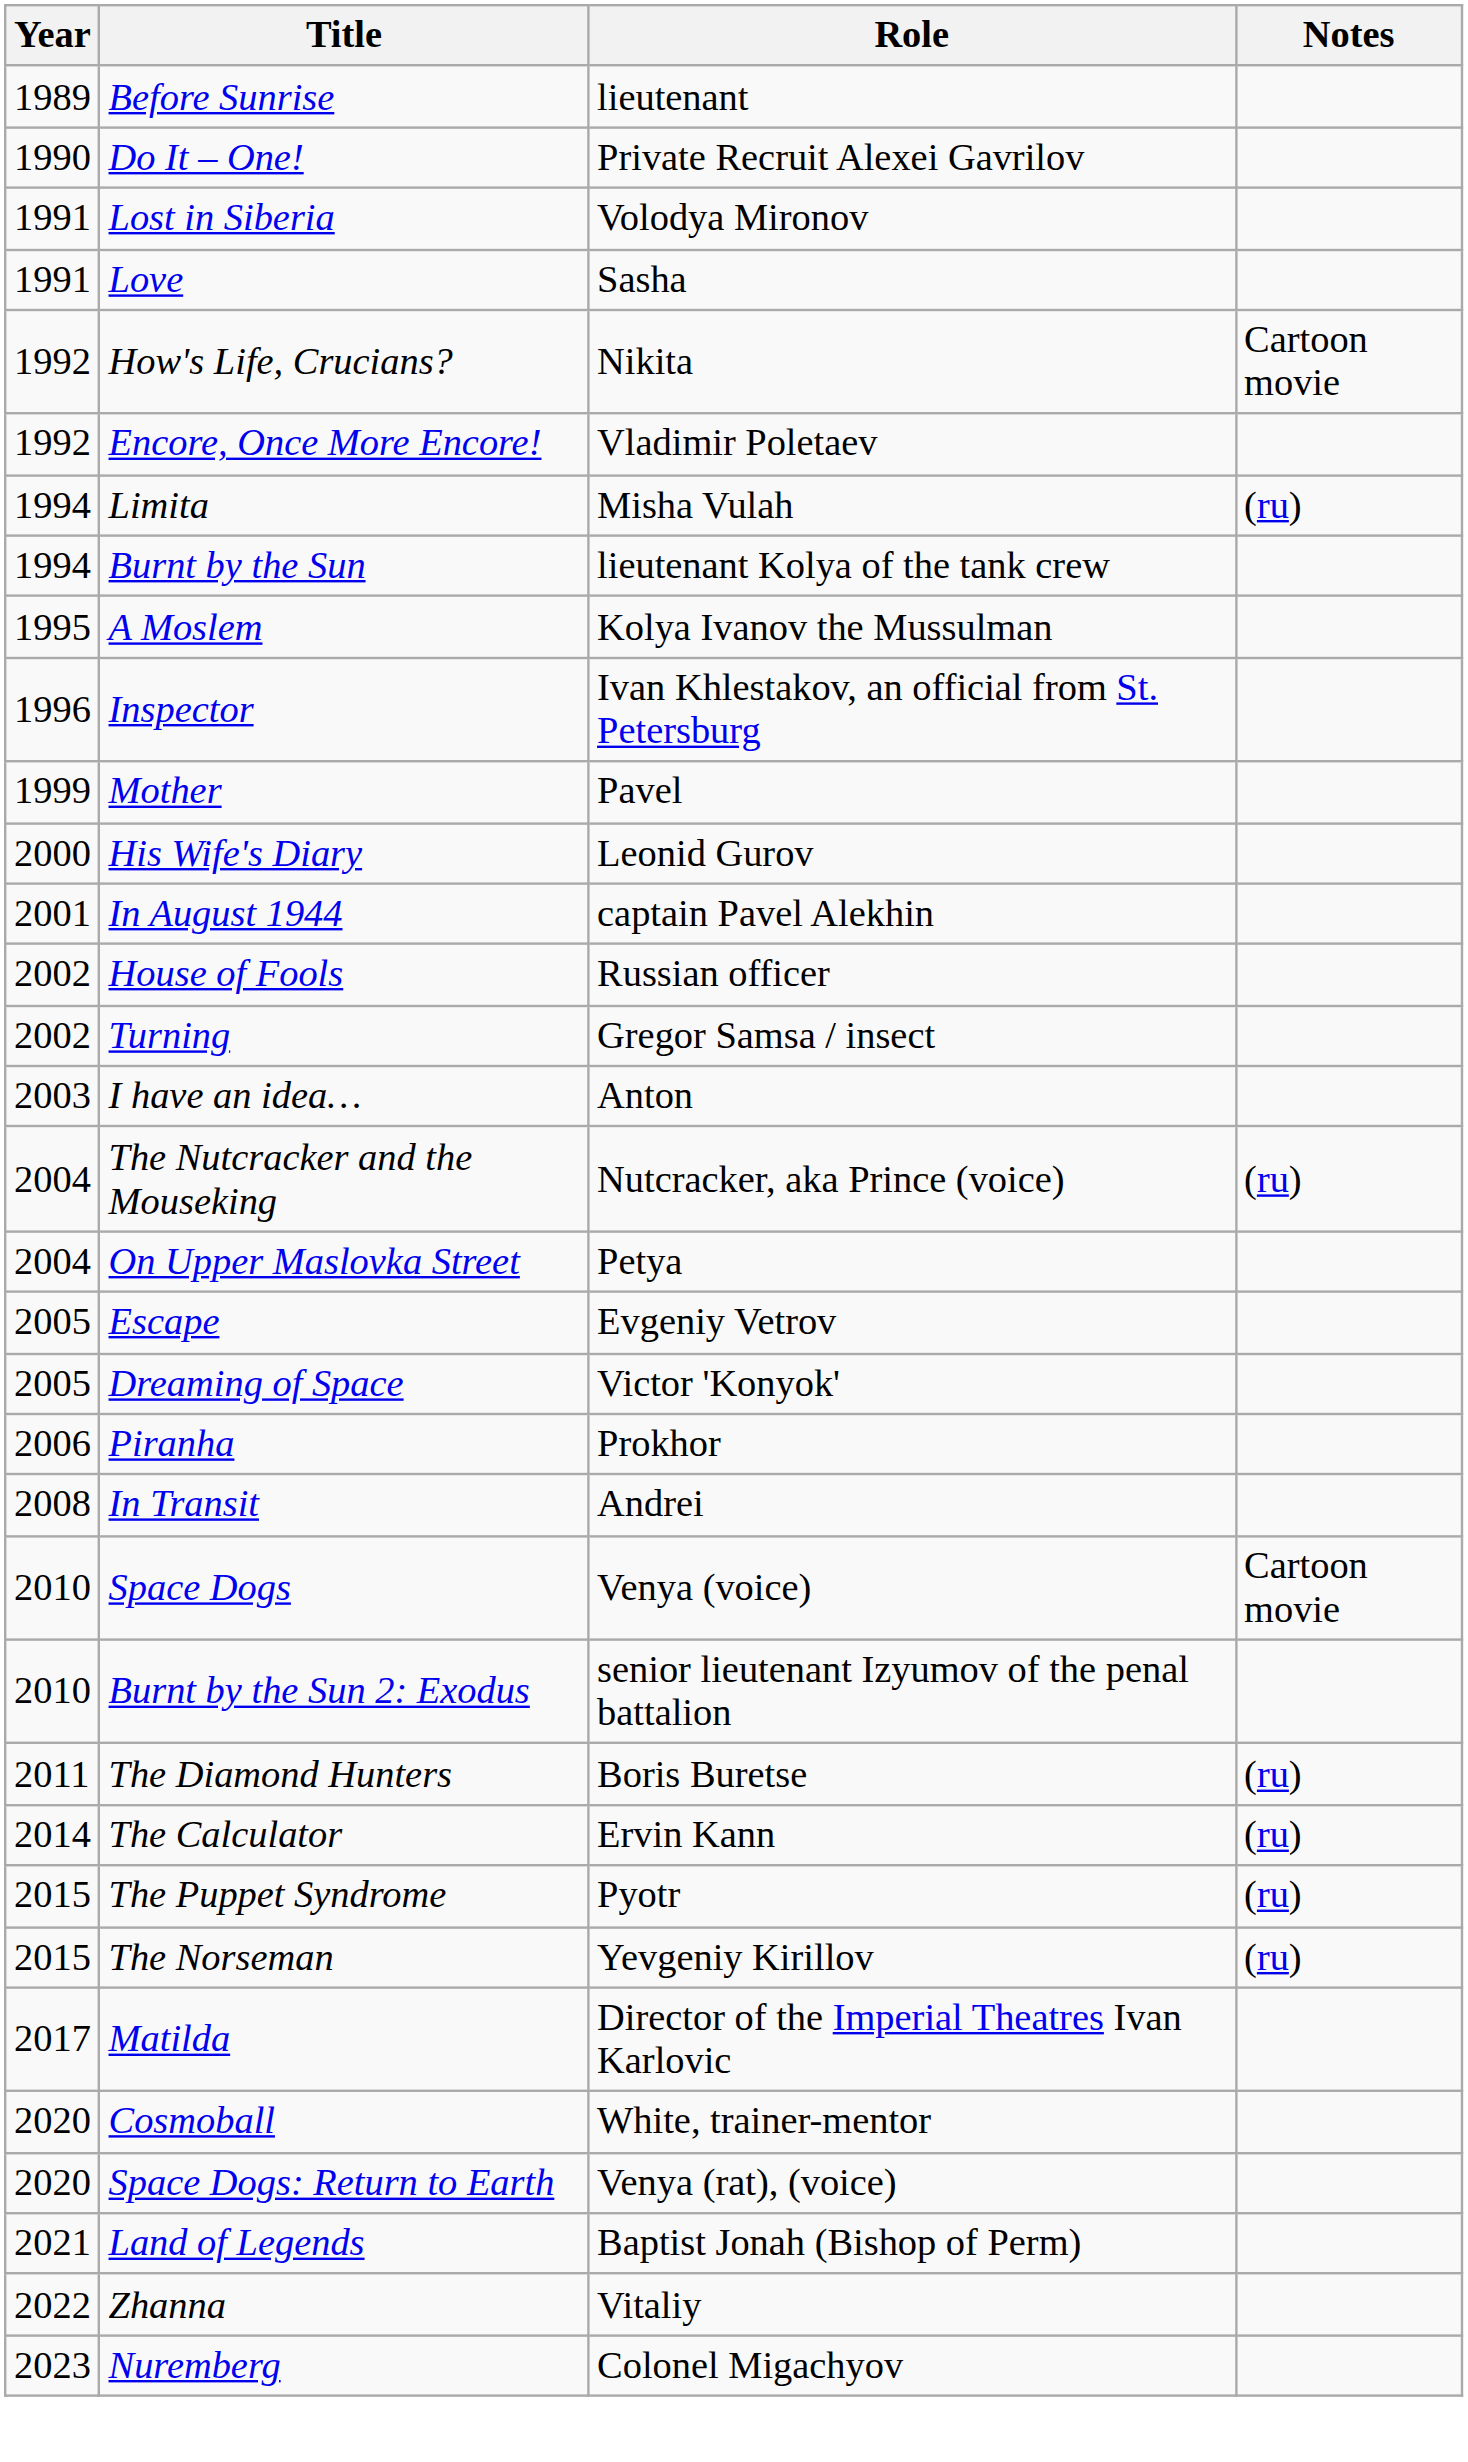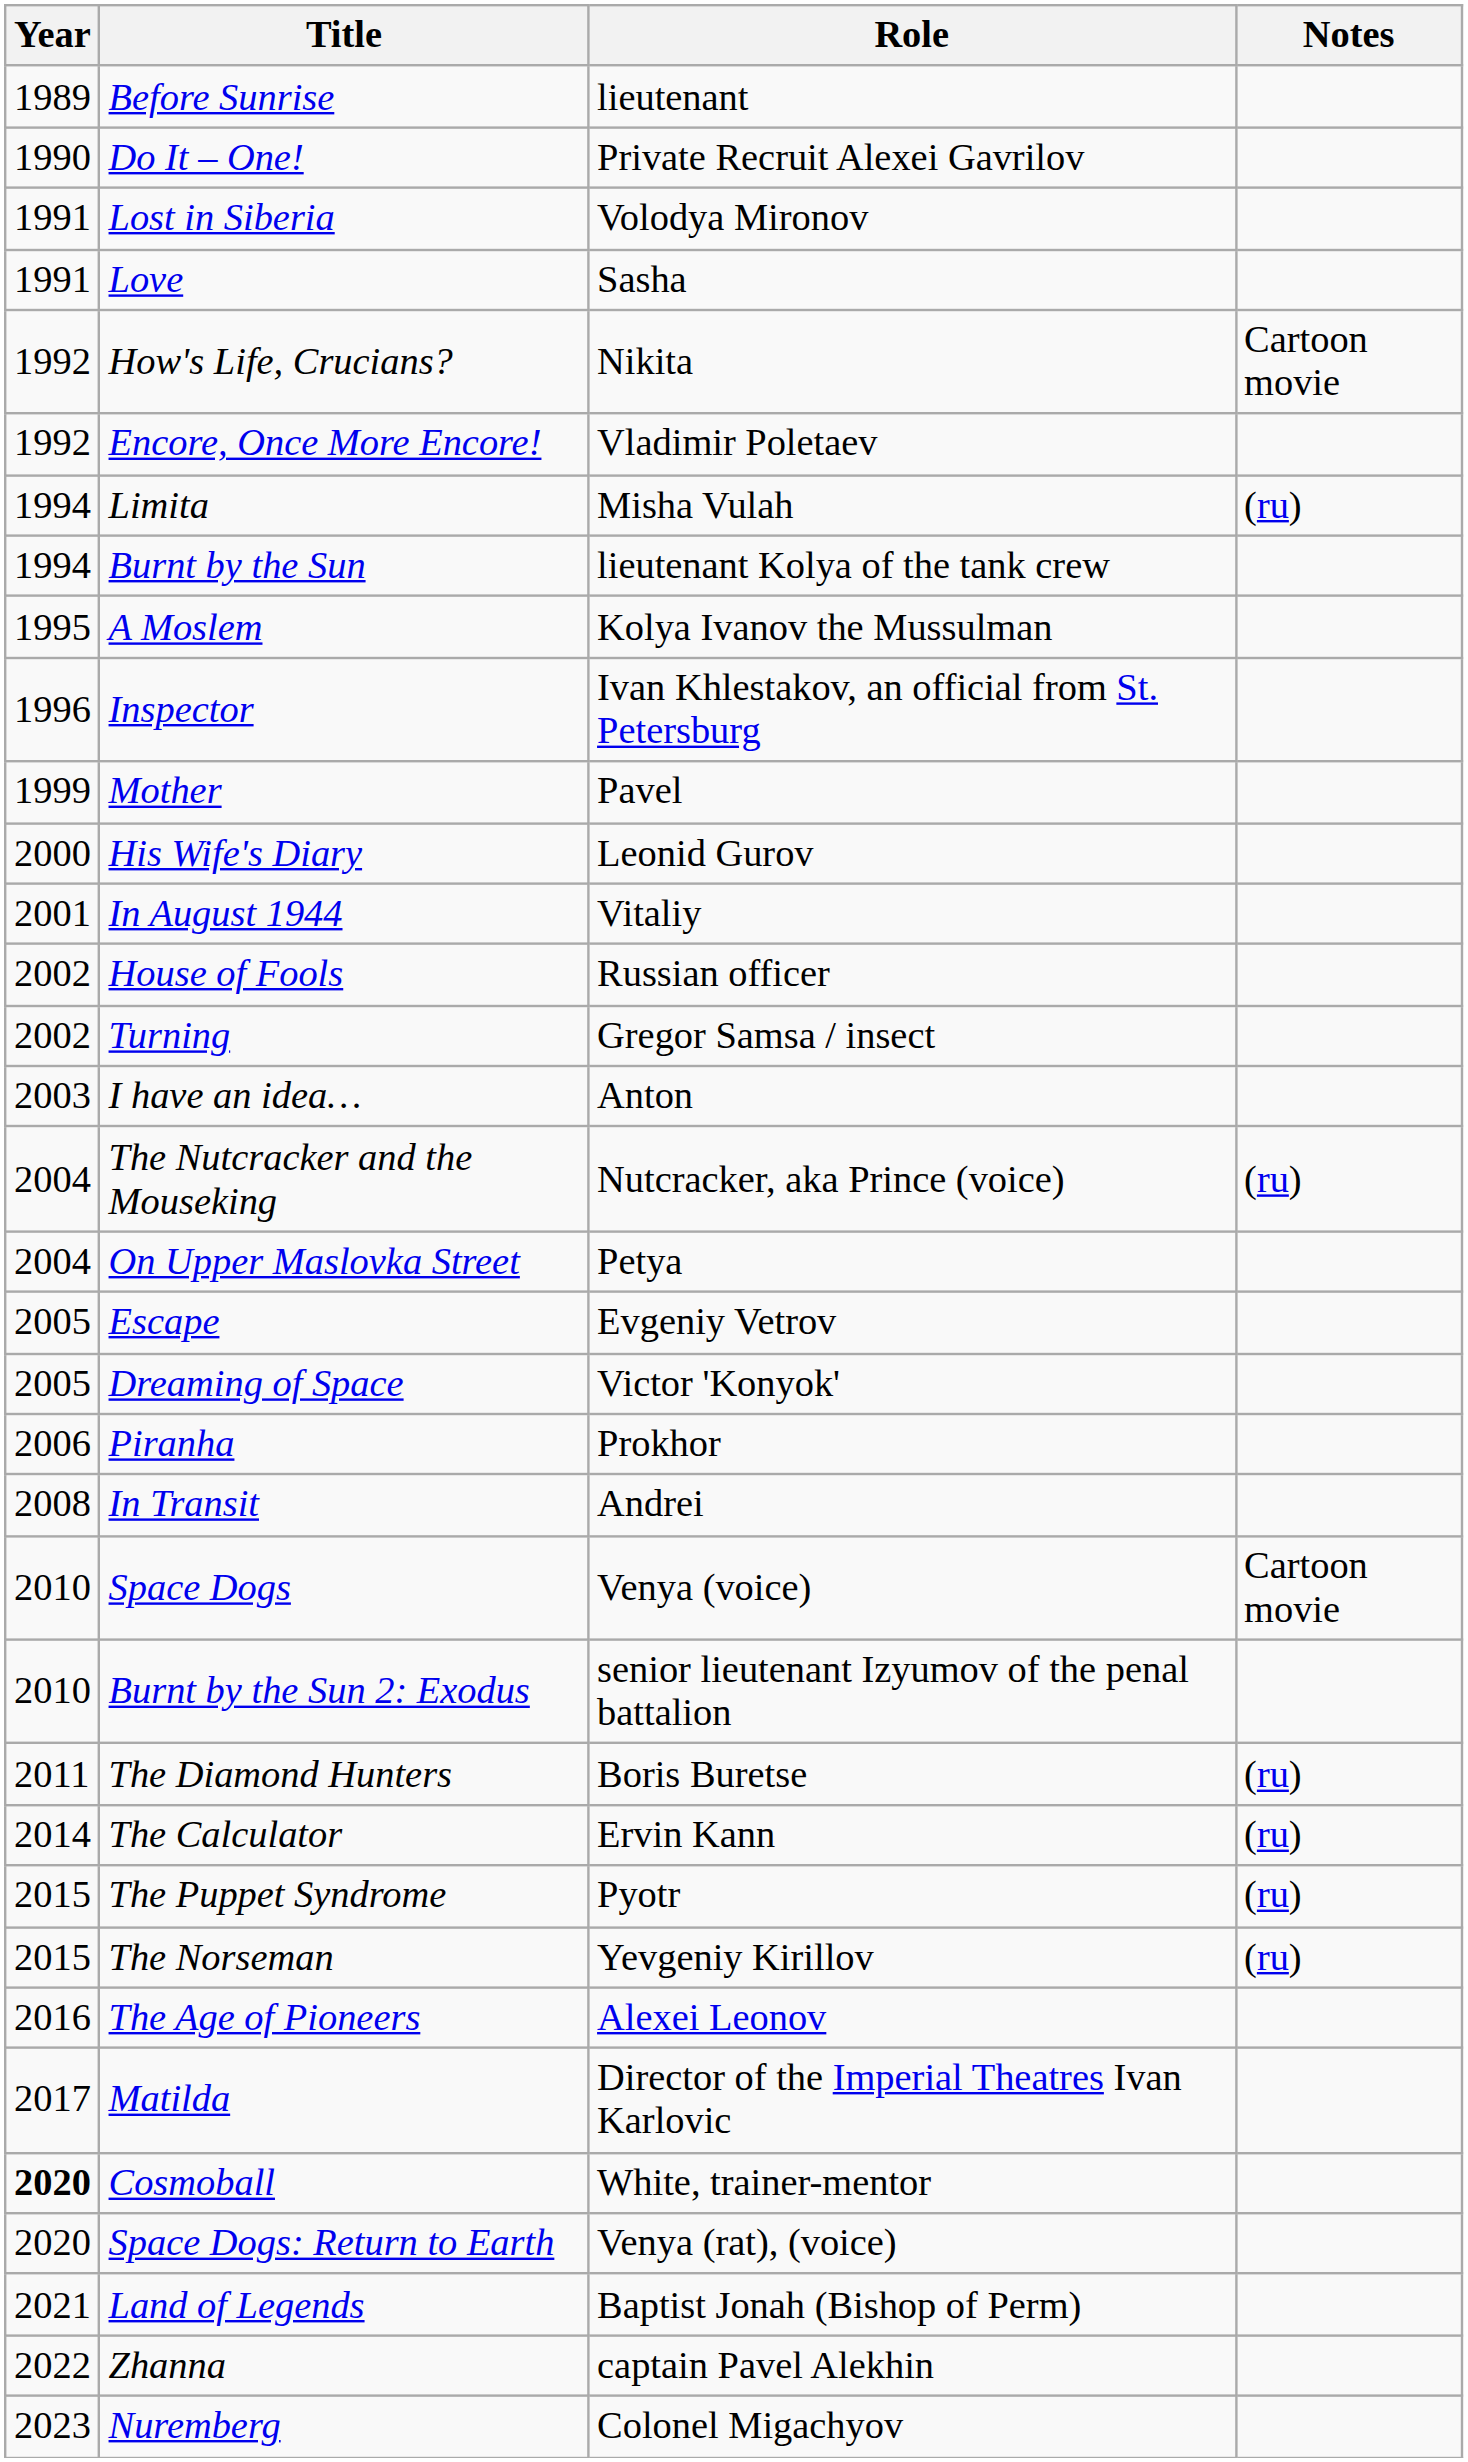(766, 913) captain Pavel Alekhin -> (649, 913) Vitaliy
+ row: (264, 2017)
(52, 2121) normal -> (52, 2182) bold
(649, 2303) Vitaliy -> (766, 2364) captain Pavel Alekhin
